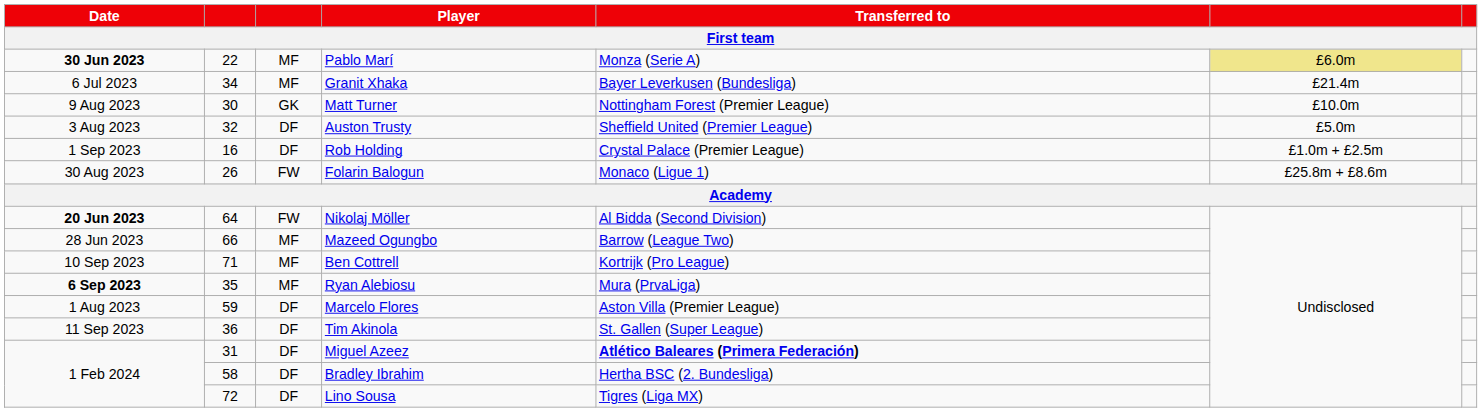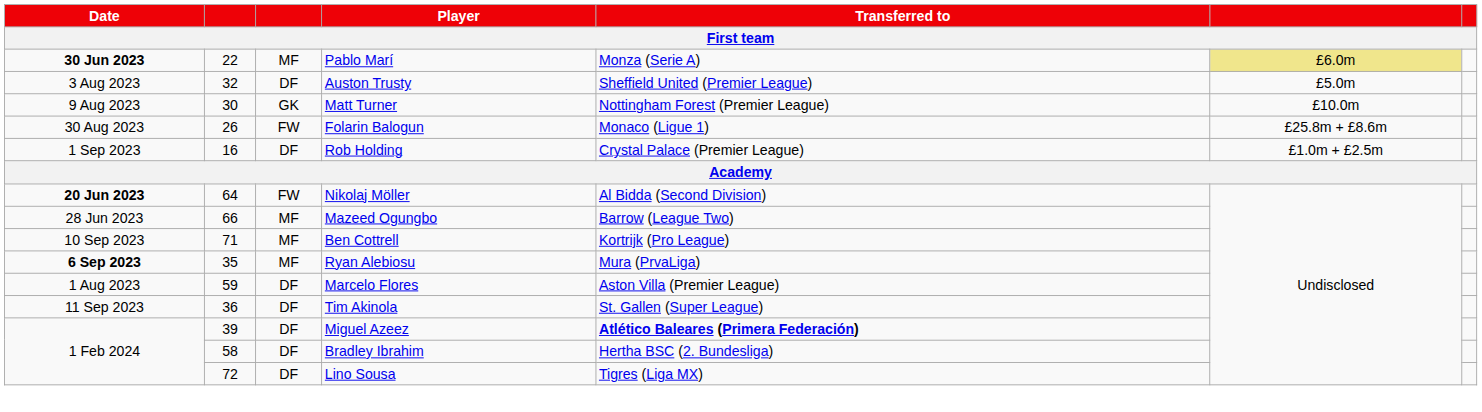- row: (366, 83)
rows swapped: (368, 128) <-> (361, 105)
rows swapped: (374, 172) <-> (364, 150)
(230, 352) 31 -> (230, 329) 39
